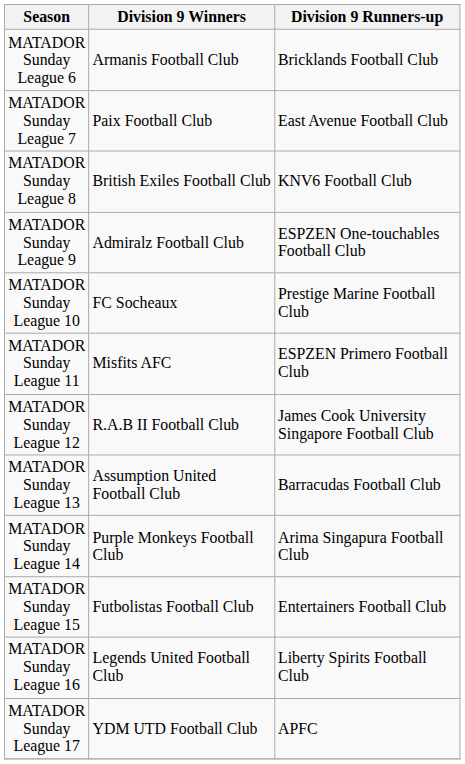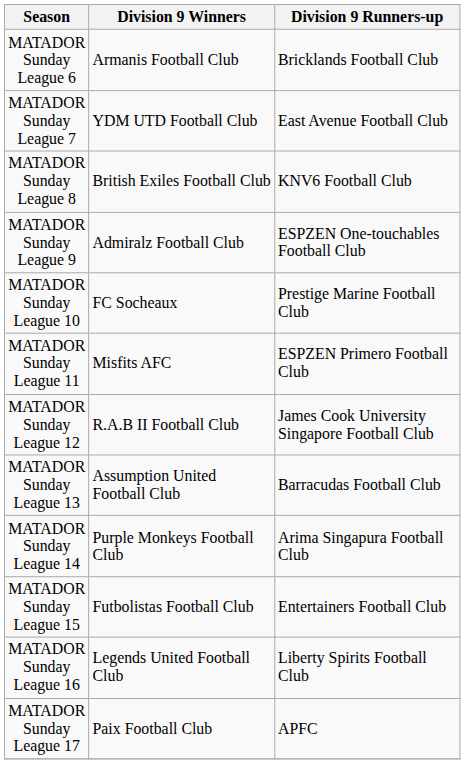(152, 120) Paix Football Club -> (175, 120) YDM UTD Football Club
(175, 728) YDM UTD Football Club -> (152, 728) Paix Football Club
